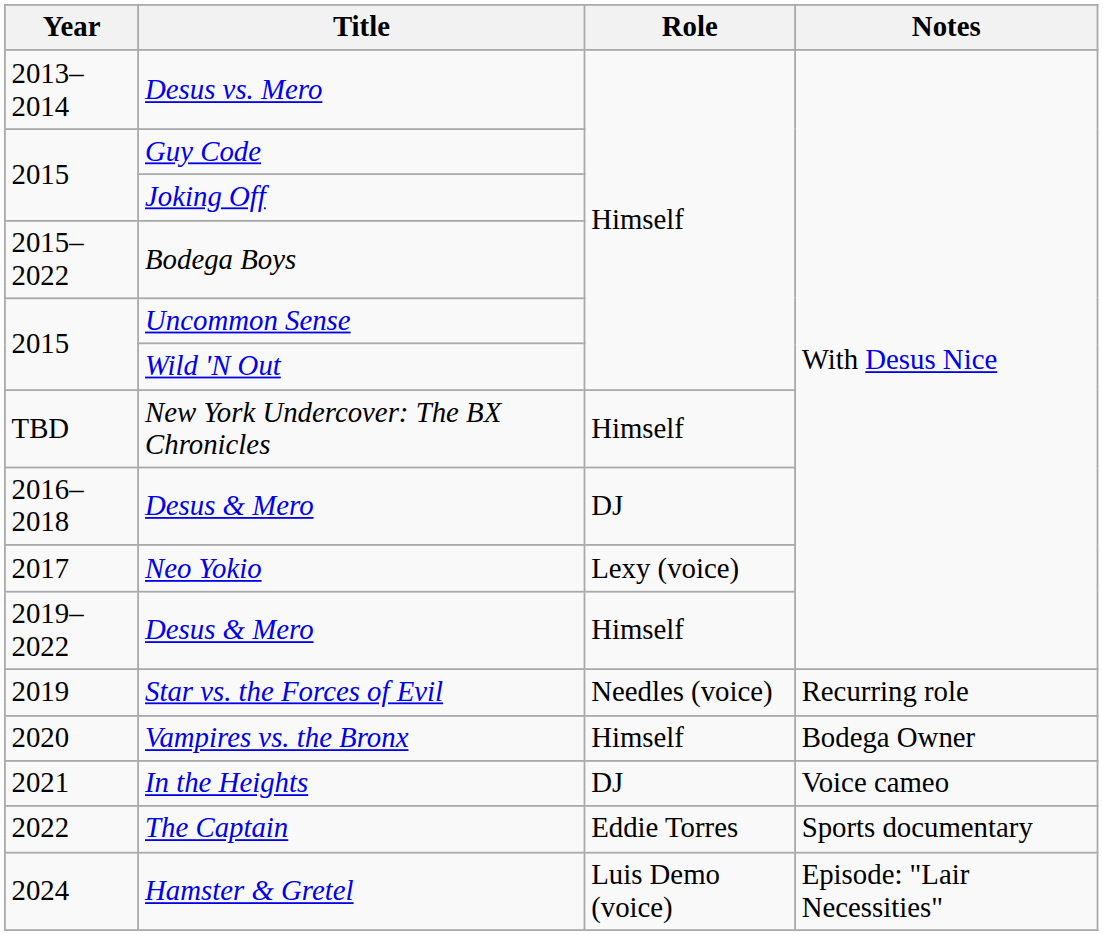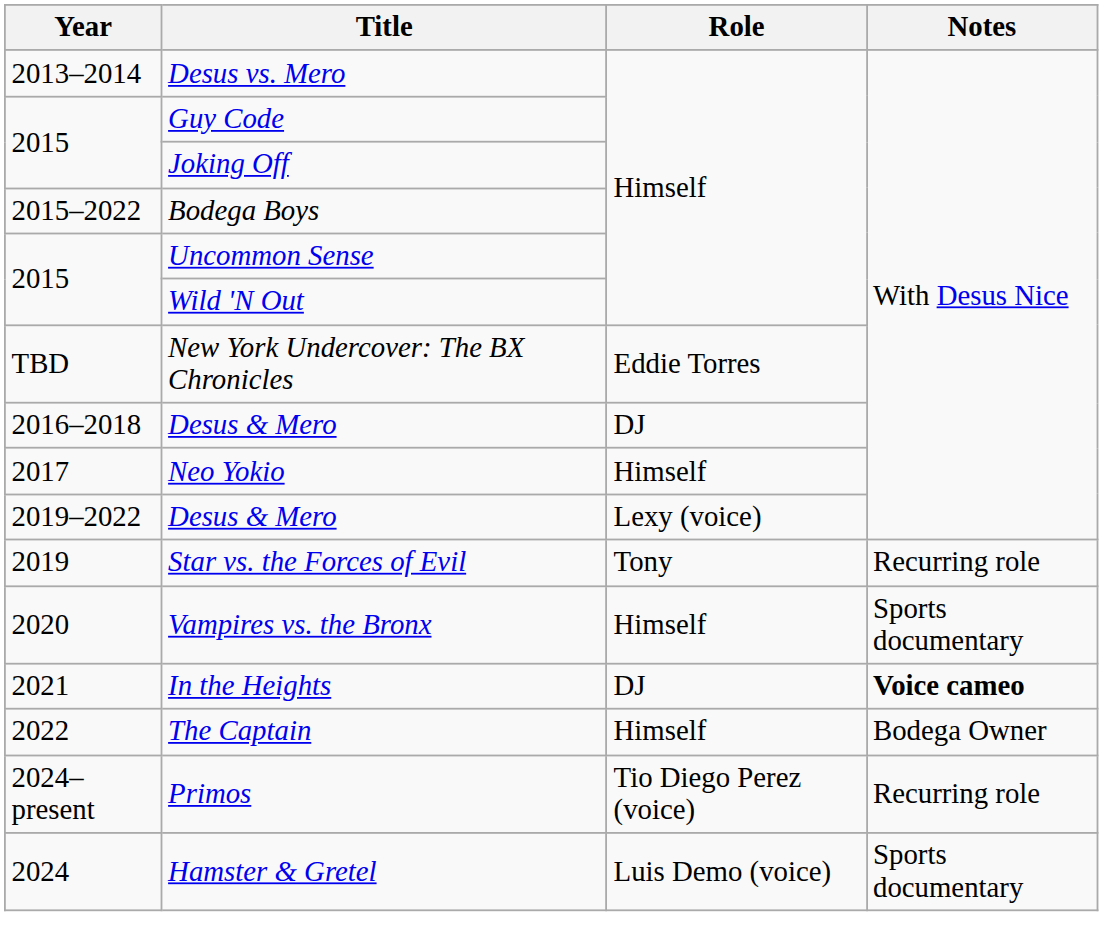(638, 428) Himself -> (687, 363) Eddie Torres
(665, 568) Lexy (voice) -> (660, 470) Himself
(638, 629) Himself -> (688, 516) Lexy (voice)
(682, 691) Needles (voice) -> (643, 562) Tony
(888, 737) Bodega Owner -> (948, 624) Sports documentary
(875, 783) normal -> (949, 685) bold
(665, 828) Eddie Torres -> (660, 731) Himself
(917, 828) Sports documentary -> (960, 731) Bodega Owner
+ row: (53, 793)
(885, 890) Episode: "Lair Necessities" -> (948, 871) Sports documentary
